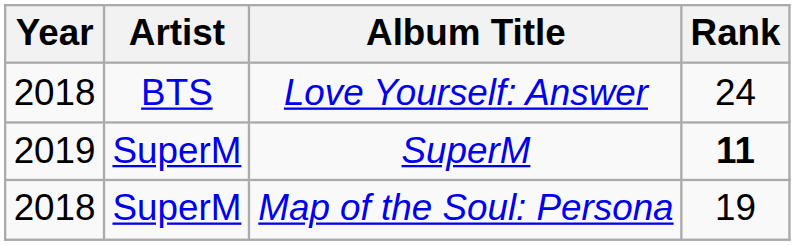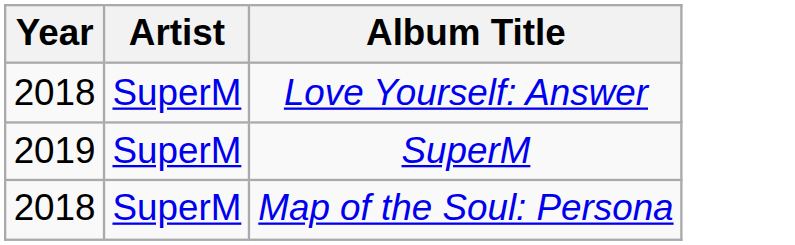- column: (736, 33)
(177, 92) BTS -> (177, 92) SuperM
